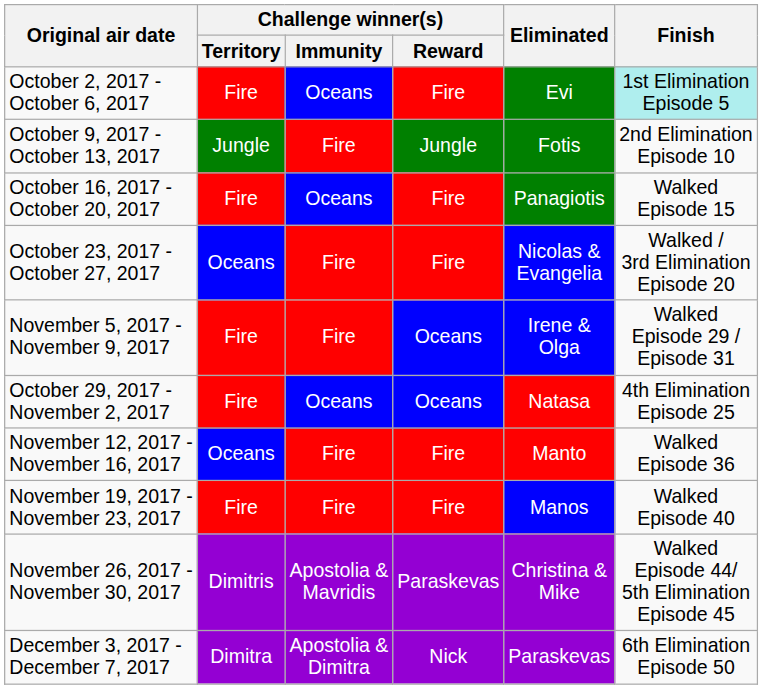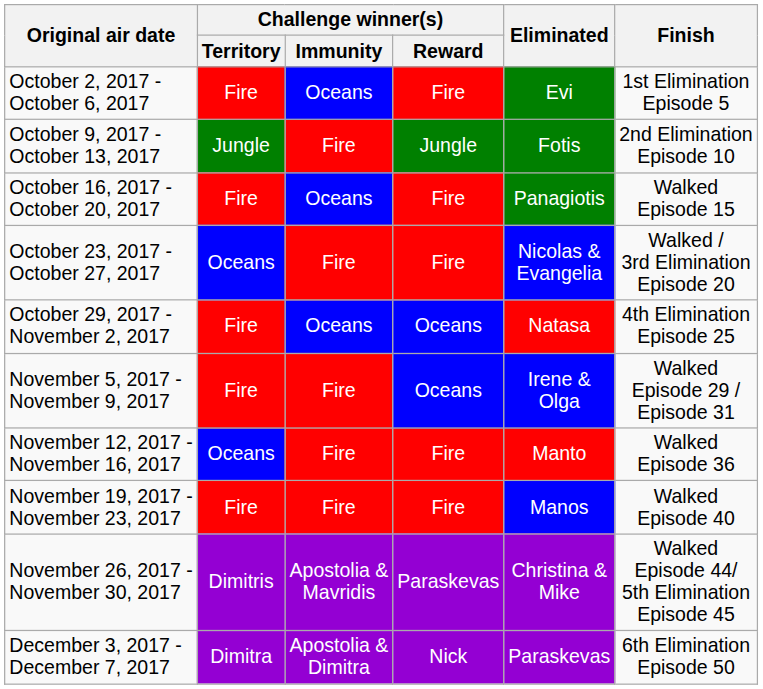(686, 92) paleturquoise background -> (686, 92) no background
rows swapped: (91, 401) <-> (96, 337)
